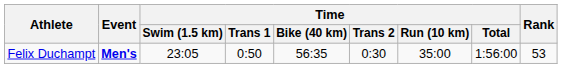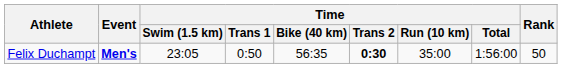(374, 54) normal -> (374, 54) bold
(539, 54) 53 -> (539, 54) 50
